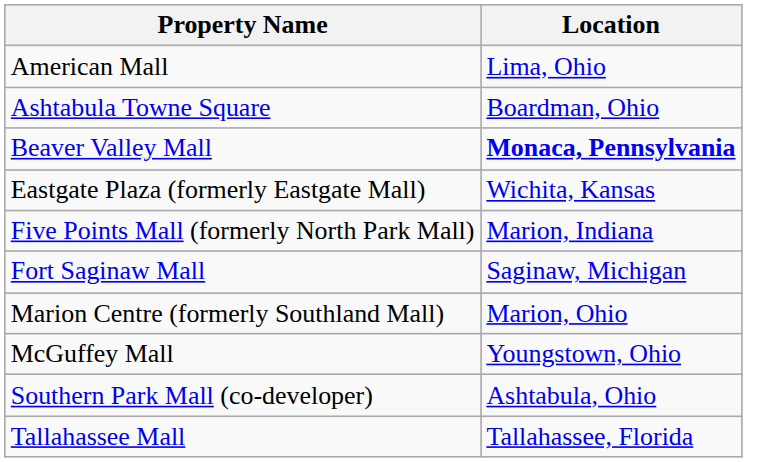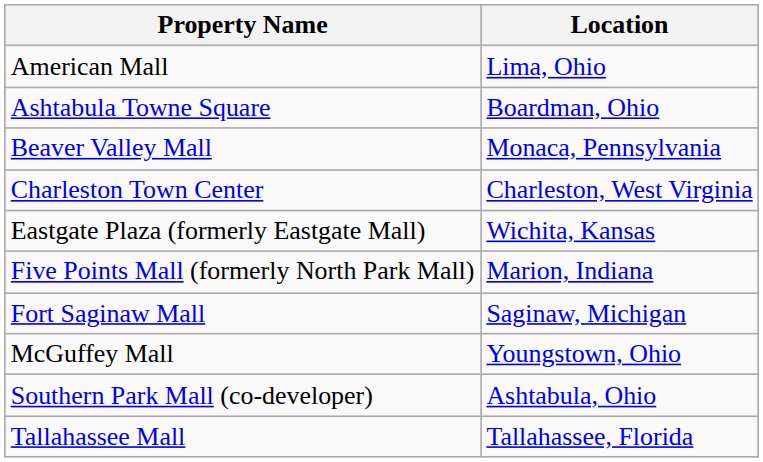(611, 148) bold -> (604, 148) normal
+ row: (137, 189)
- row: (227, 312)
